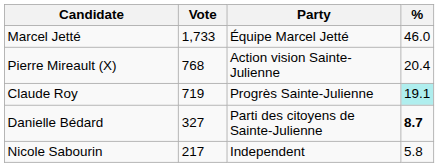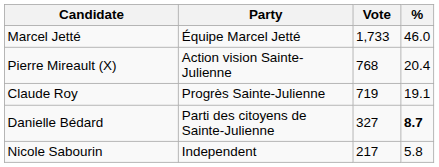columns swapped: (314, 15) <-> (203, 15)
(417, 94) paleturquoise background -> (417, 94) no background
